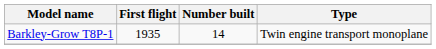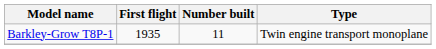(218, 34) 14 -> (218, 34) 11
